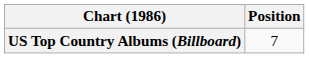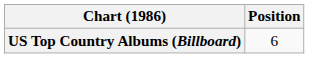(274, 40) 7 -> (274, 40) 6
